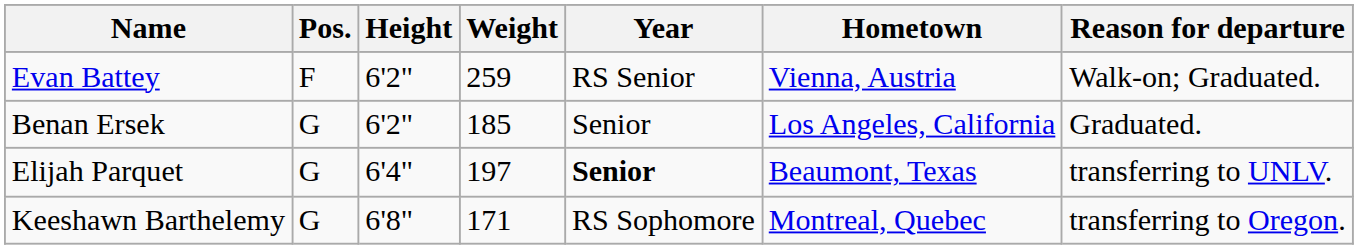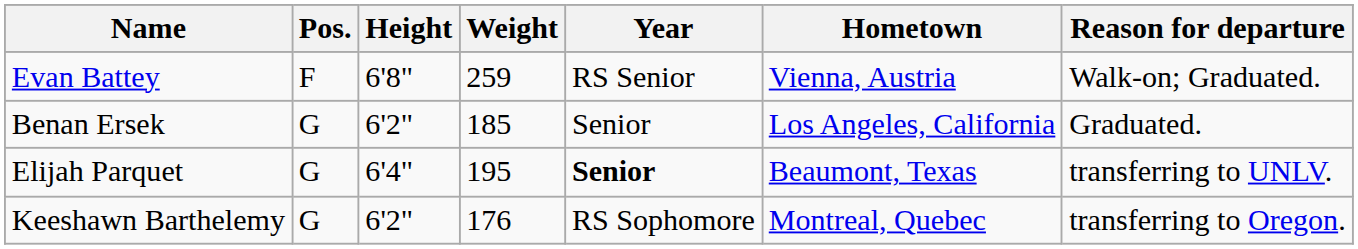(389, 76) 6'2" -> (389, 76) 6'8"
(489, 171) 197 -> (489, 171) 195
(389, 219) 6'8" -> (389, 219) 6'2"
(489, 219) 171 -> (489, 219) 176
